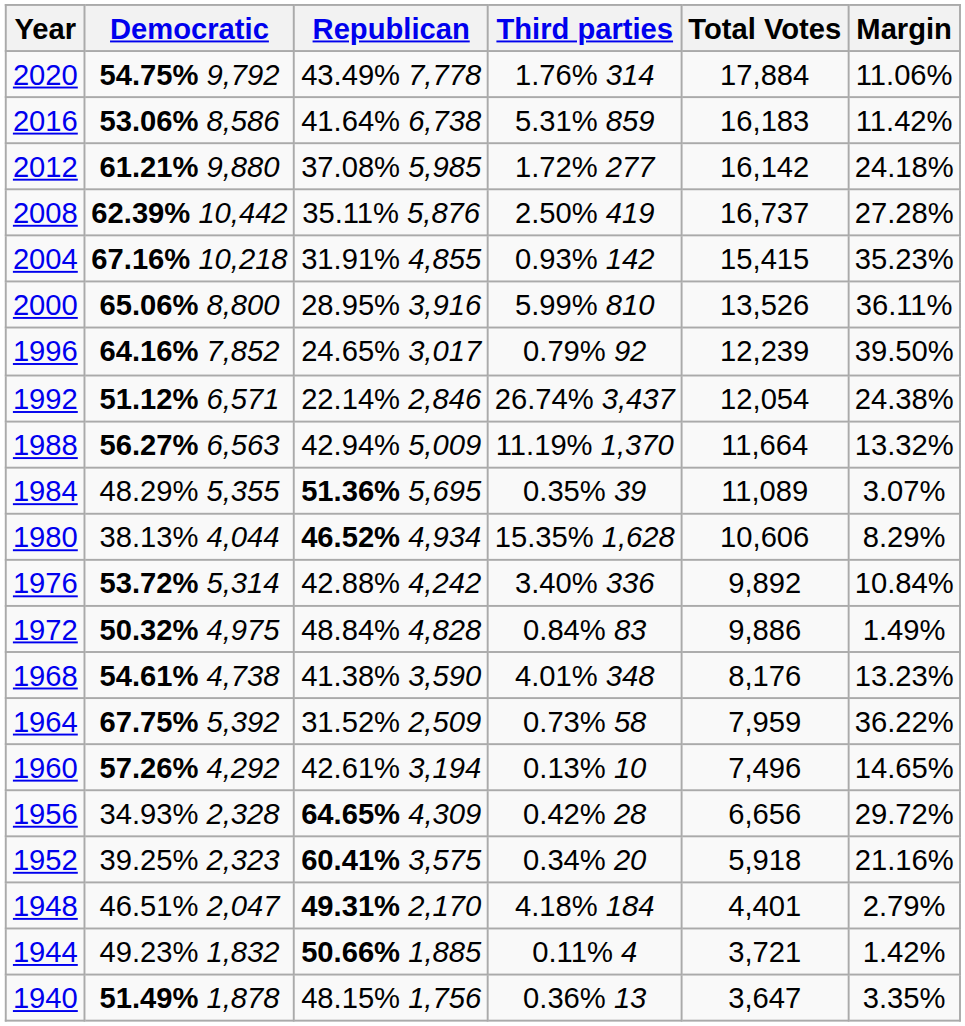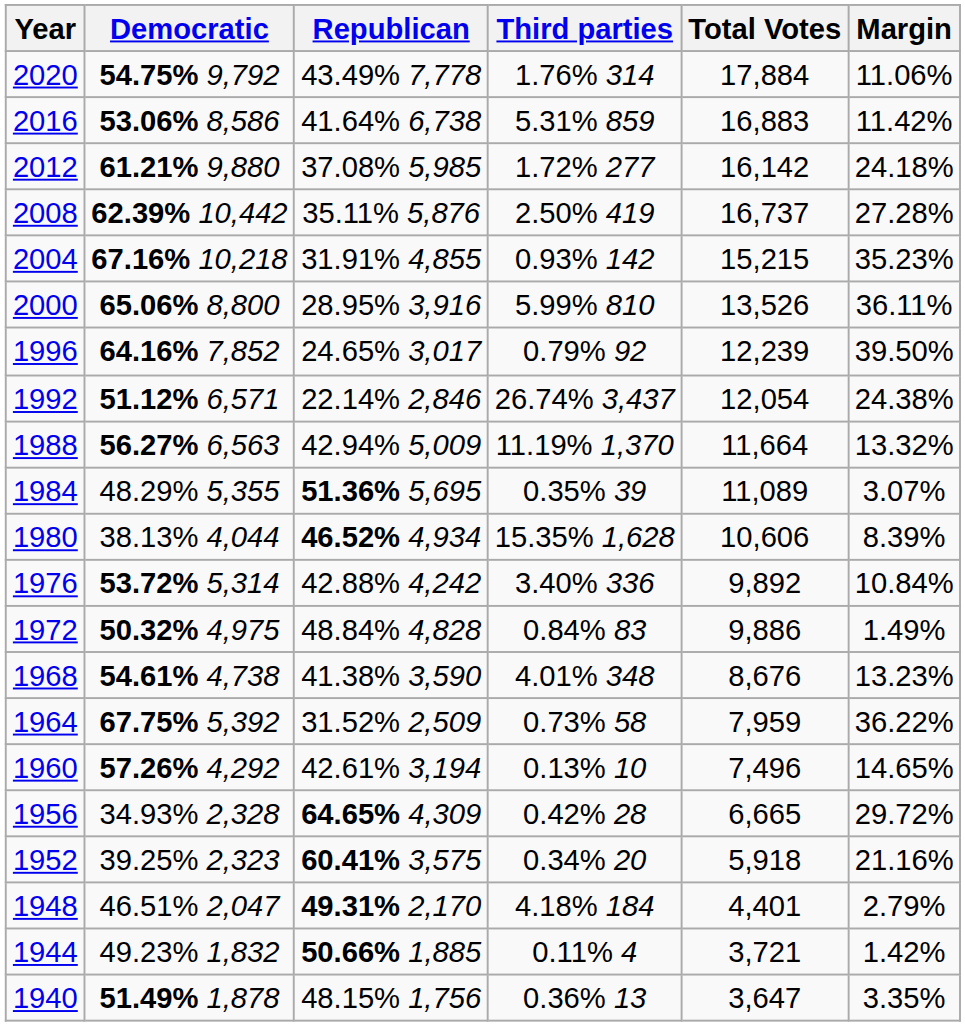(765, 121) 16,183 -> (765, 121) 16,883
(765, 259) 15,415 -> (765, 259) 15,215
(904, 536) 8.29% -> (904, 536) 8.39%
(765, 675) 8,176 -> (765, 675) 8,676
(765, 814) 6,656 -> (765, 814) 6,665
